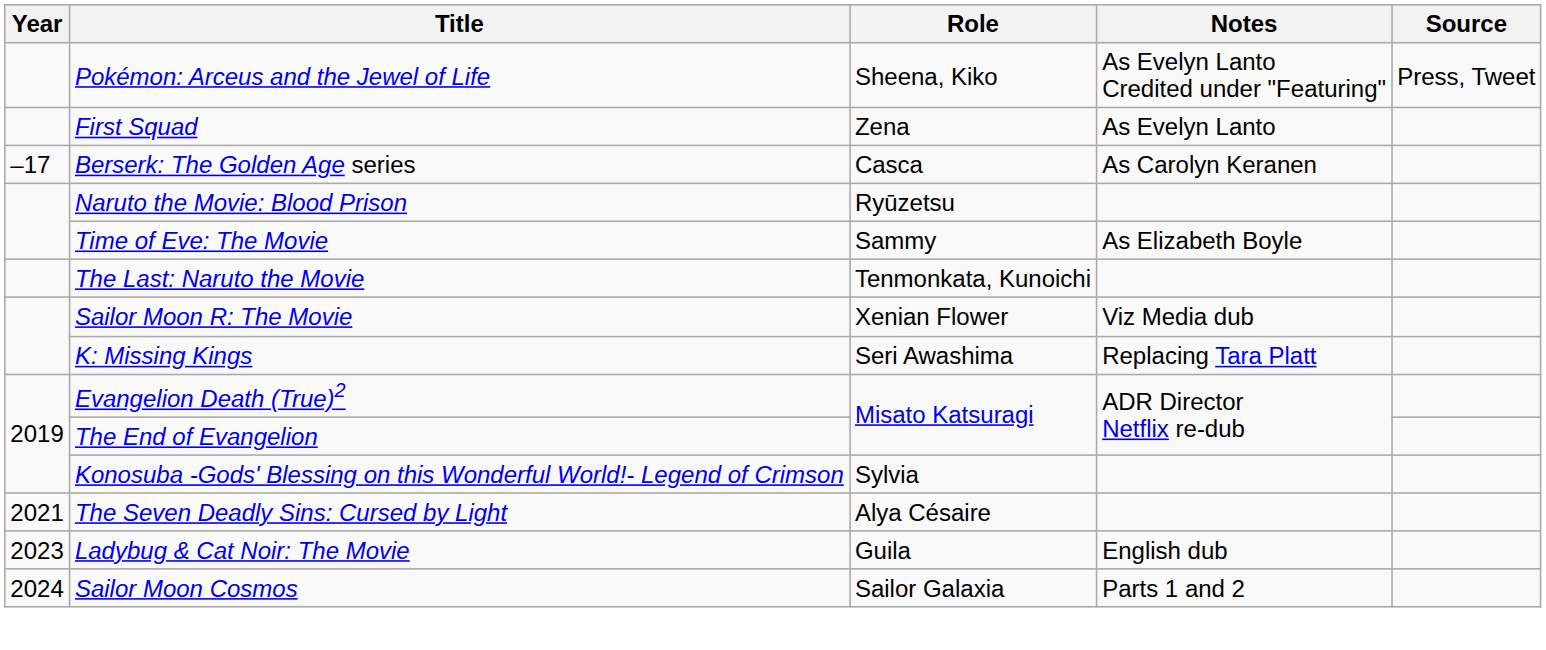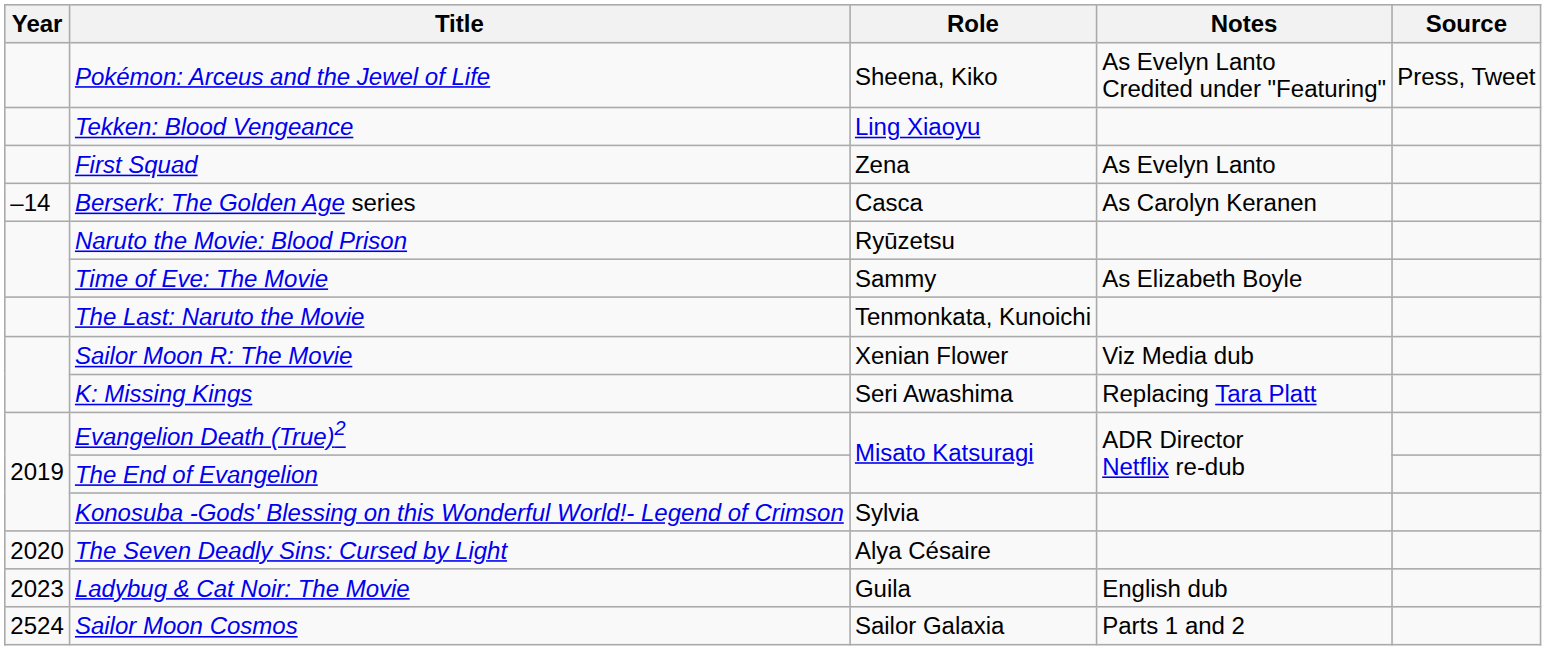+ row: (214, 127)
(30, 165) –17 -> (30, 203) –14
(37, 512) 2021 -> (37, 550) 2020
(37, 588) 2024 -> (37, 626) 2524
